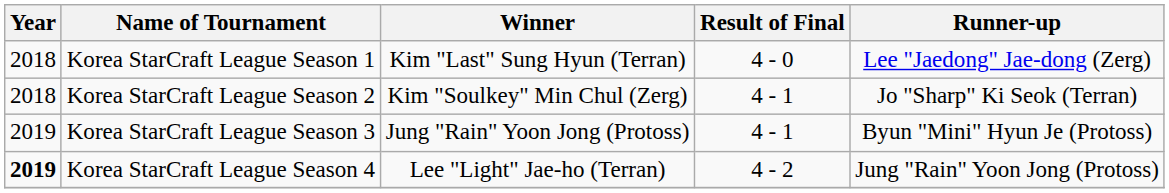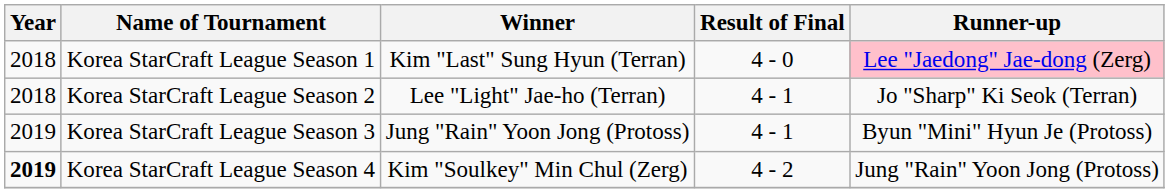(1007, 59) no background -> (1007, 59) pink background
(538, 95) Kim "Soulkey" Min Chul (Zerg) -> (538, 95) Lee "Light" Jae-ho (Terran)
(538, 168) Lee "Light" Jae-ho (Terran) -> (538, 168) Kim "Soulkey" Min Chul (Zerg)
